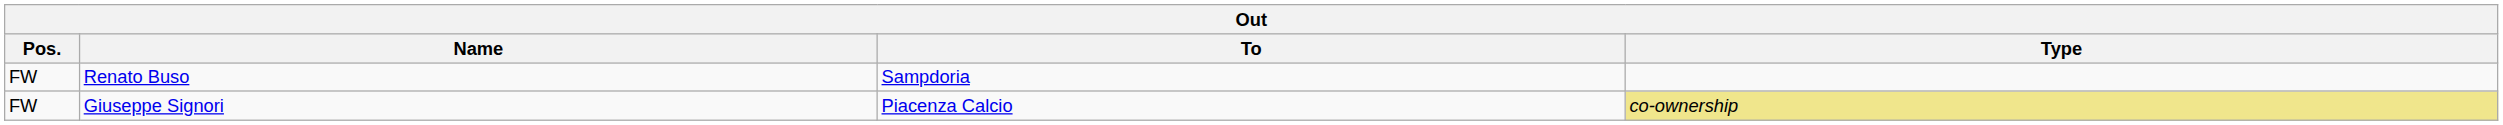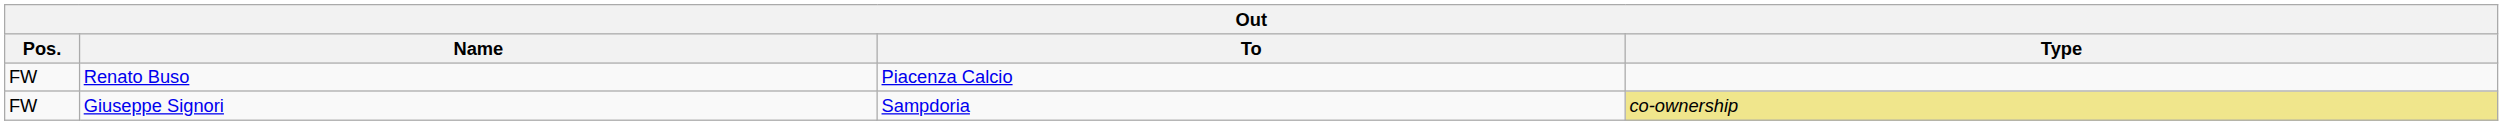(926, 77) Sampdoria -> (947, 77) Piacenza Calcio
(947, 106) Piacenza Calcio -> (926, 106) Sampdoria
